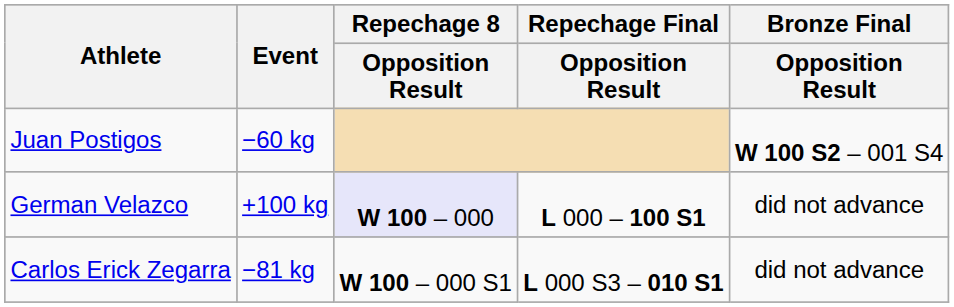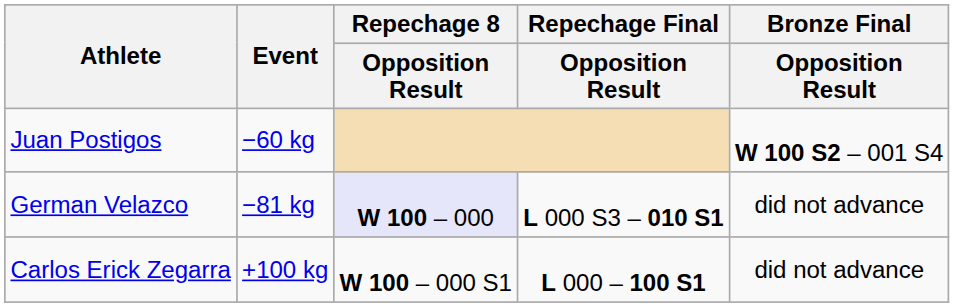(285, 205) +100 kg -> (279, 205) −81 kg
(623, 218) L 000 – 100 S1 -> (623, 218) L 000 S3 – 010 S1
(279, 270) −81 kg -> (285, 270) +100 kg
(623, 283) L 000 S3 – 010 S1 -> (623, 283) L 000 – 100 S1
